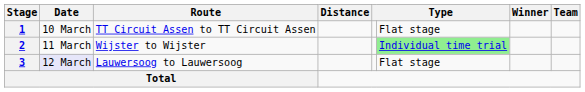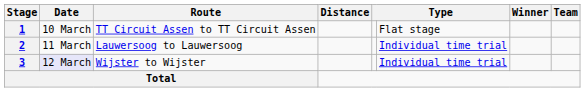(151, 46) Wijster to Wijster -> (169, 46) Lauwersoog to Lauwersoog
(443, 46) lightgreen background -> (443, 46) no background
(169, 62) Lauwersoog to Lauwersoog -> (151, 62) Wijster to Wijster
(409, 62) Flat stage -> (443, 62) Individual time trial
